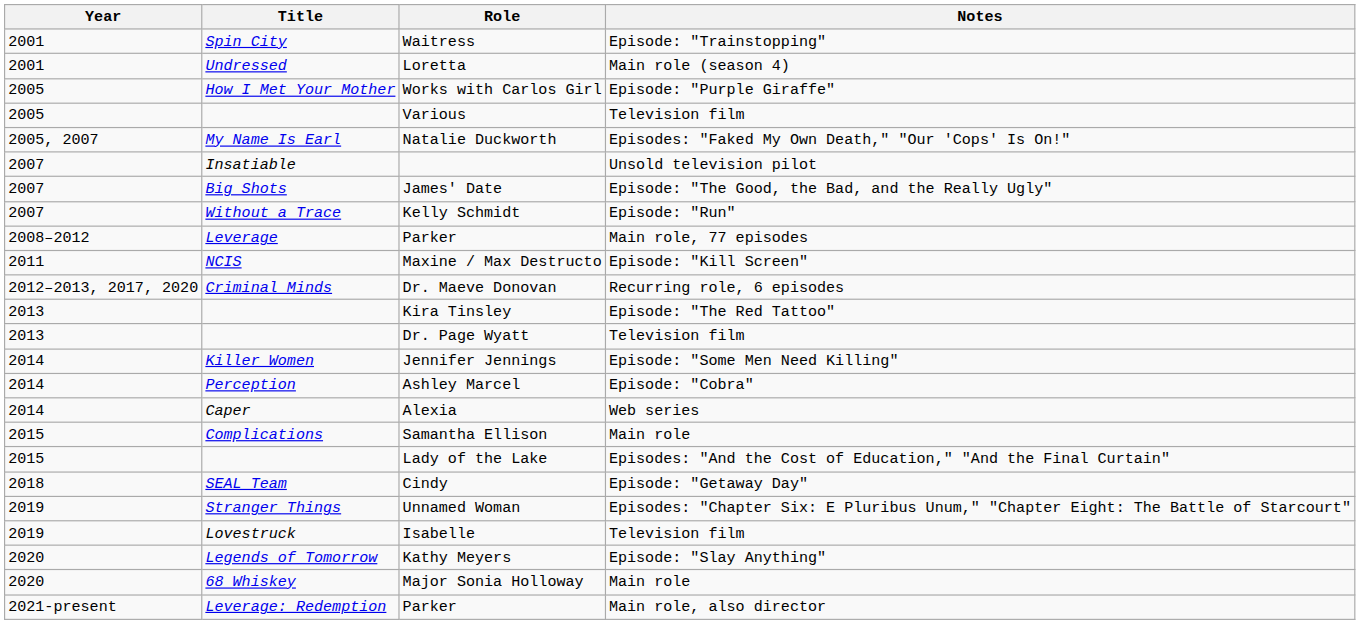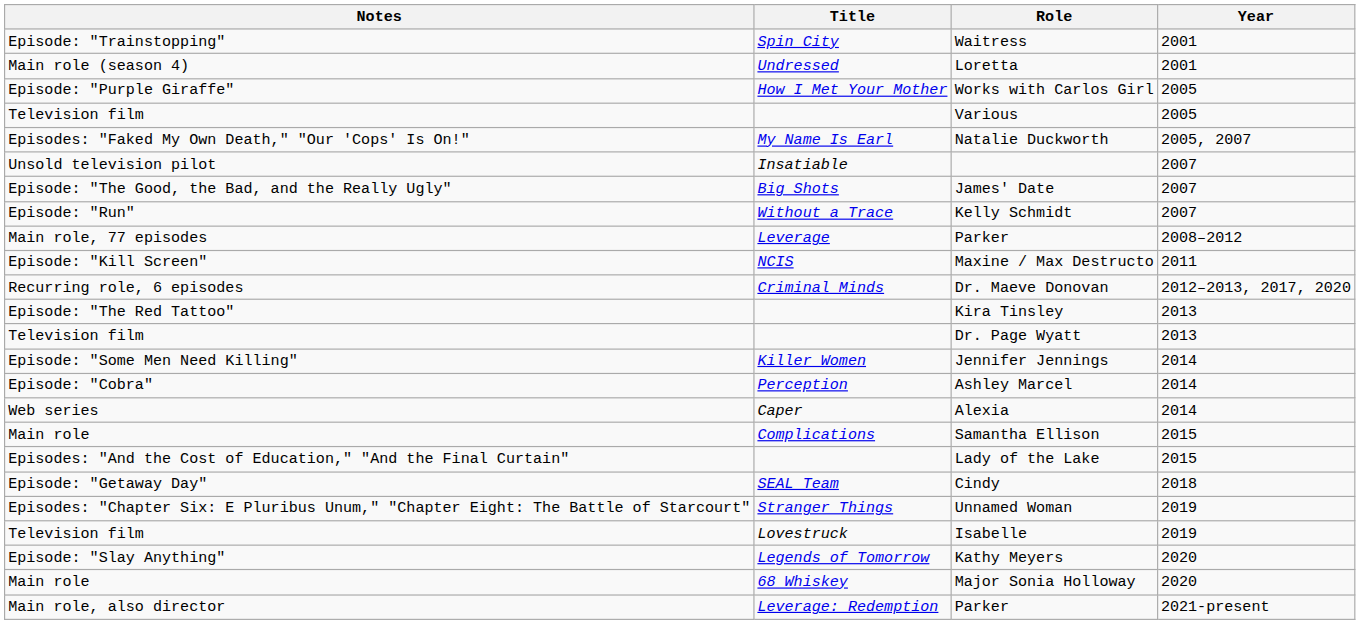columns swapped: (103, 17) <-> (980, 17)
